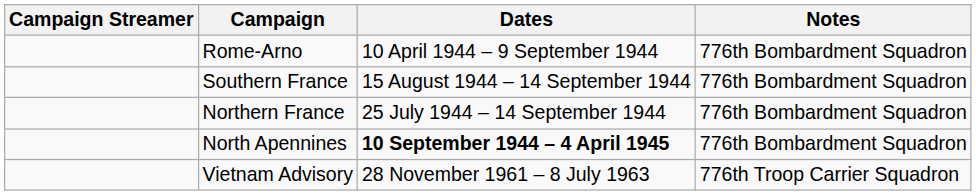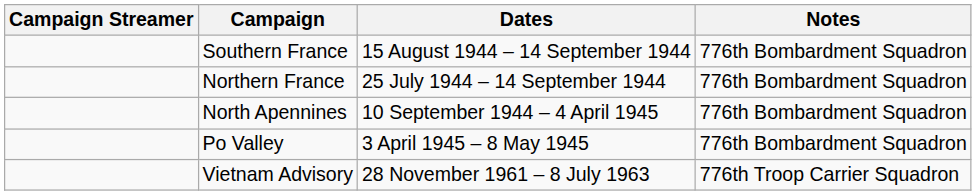- row: (252, 50)
(516, 143) bold -> (510, 112) normal
+ row: (243, 143)
